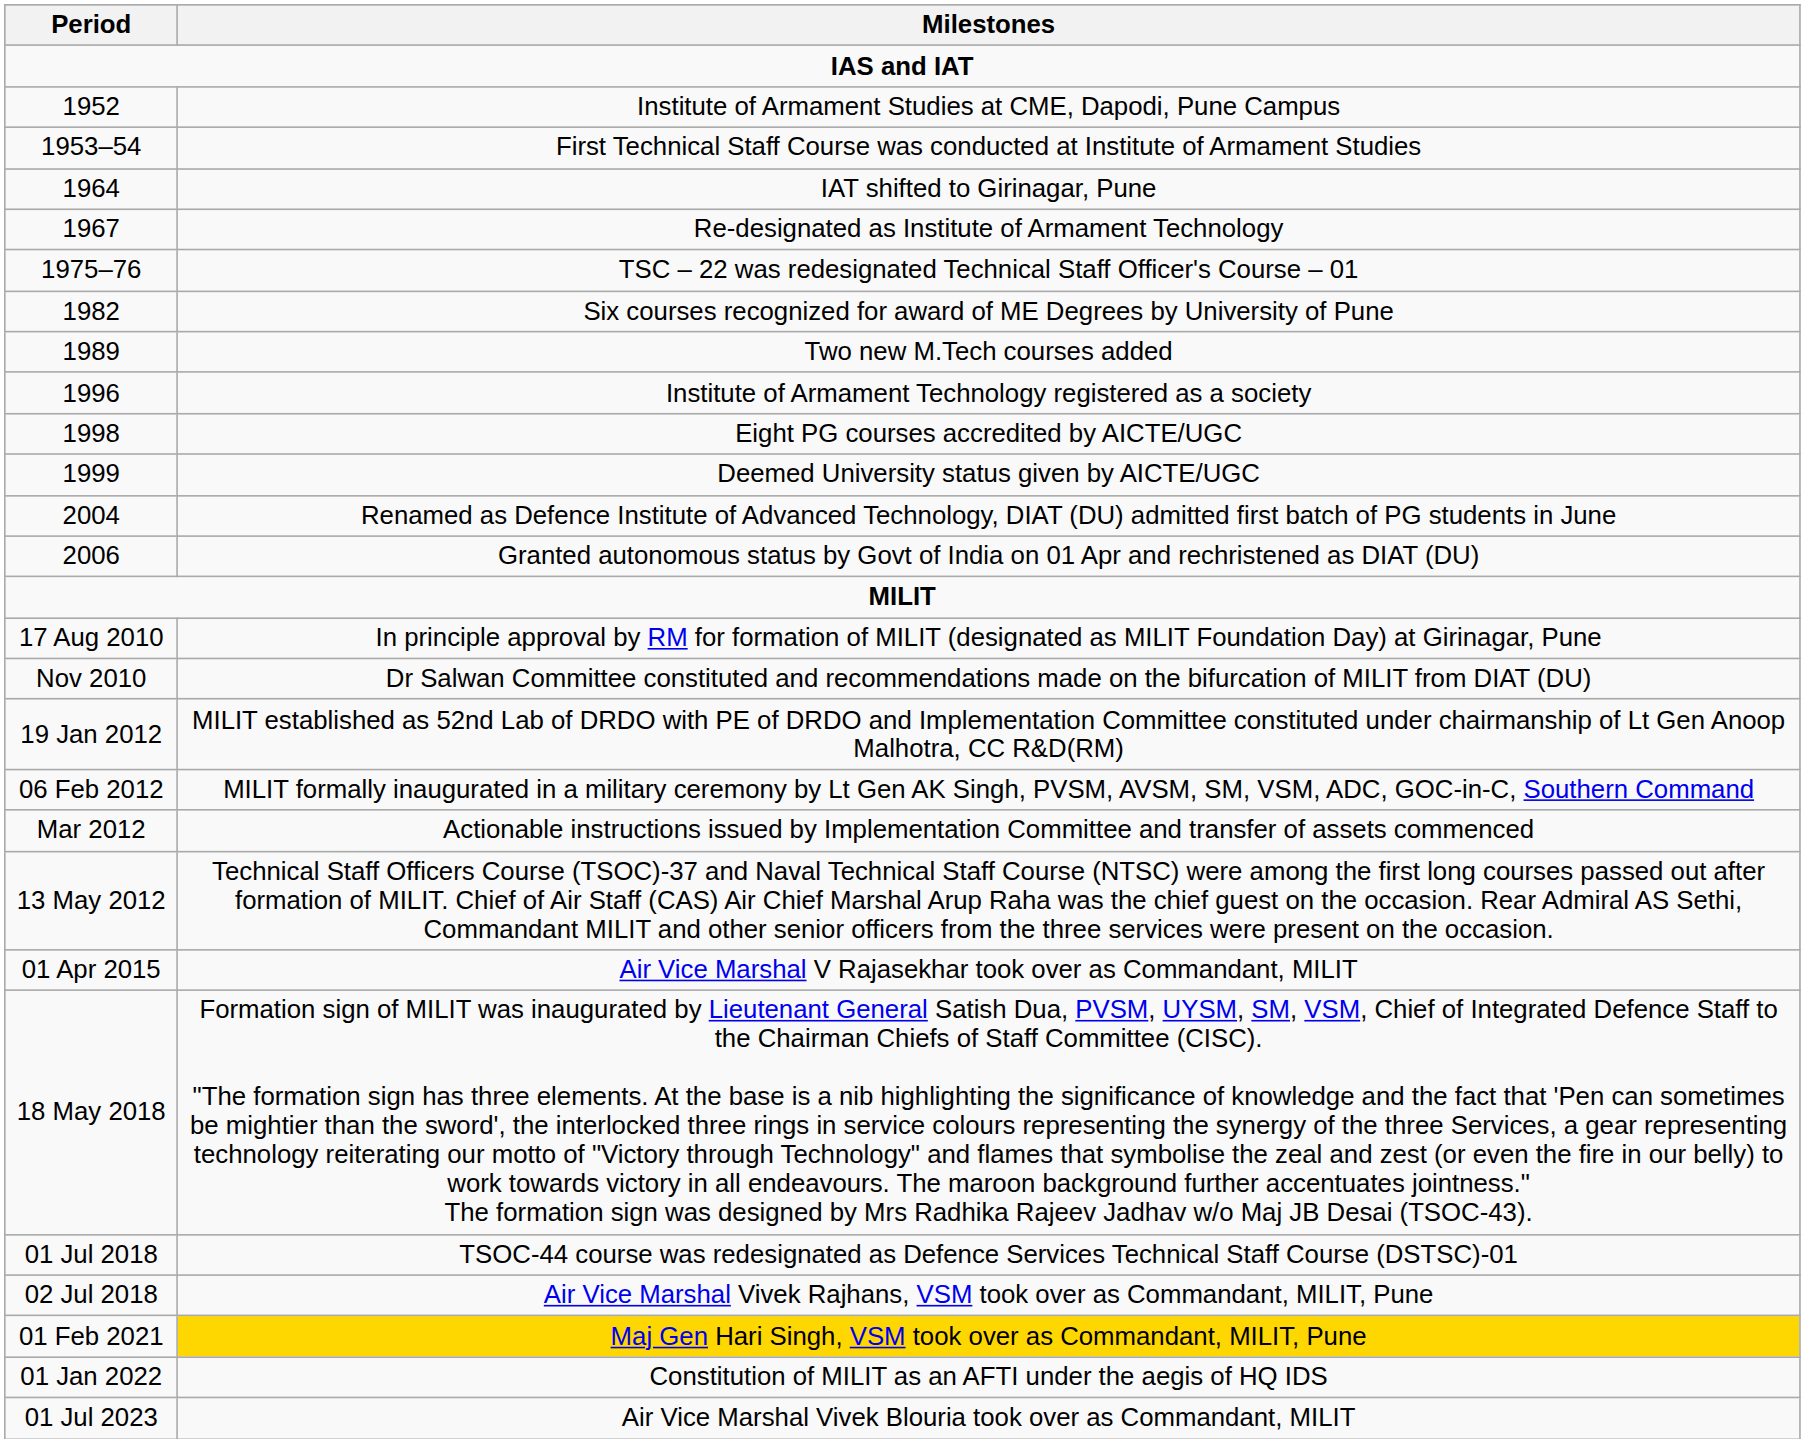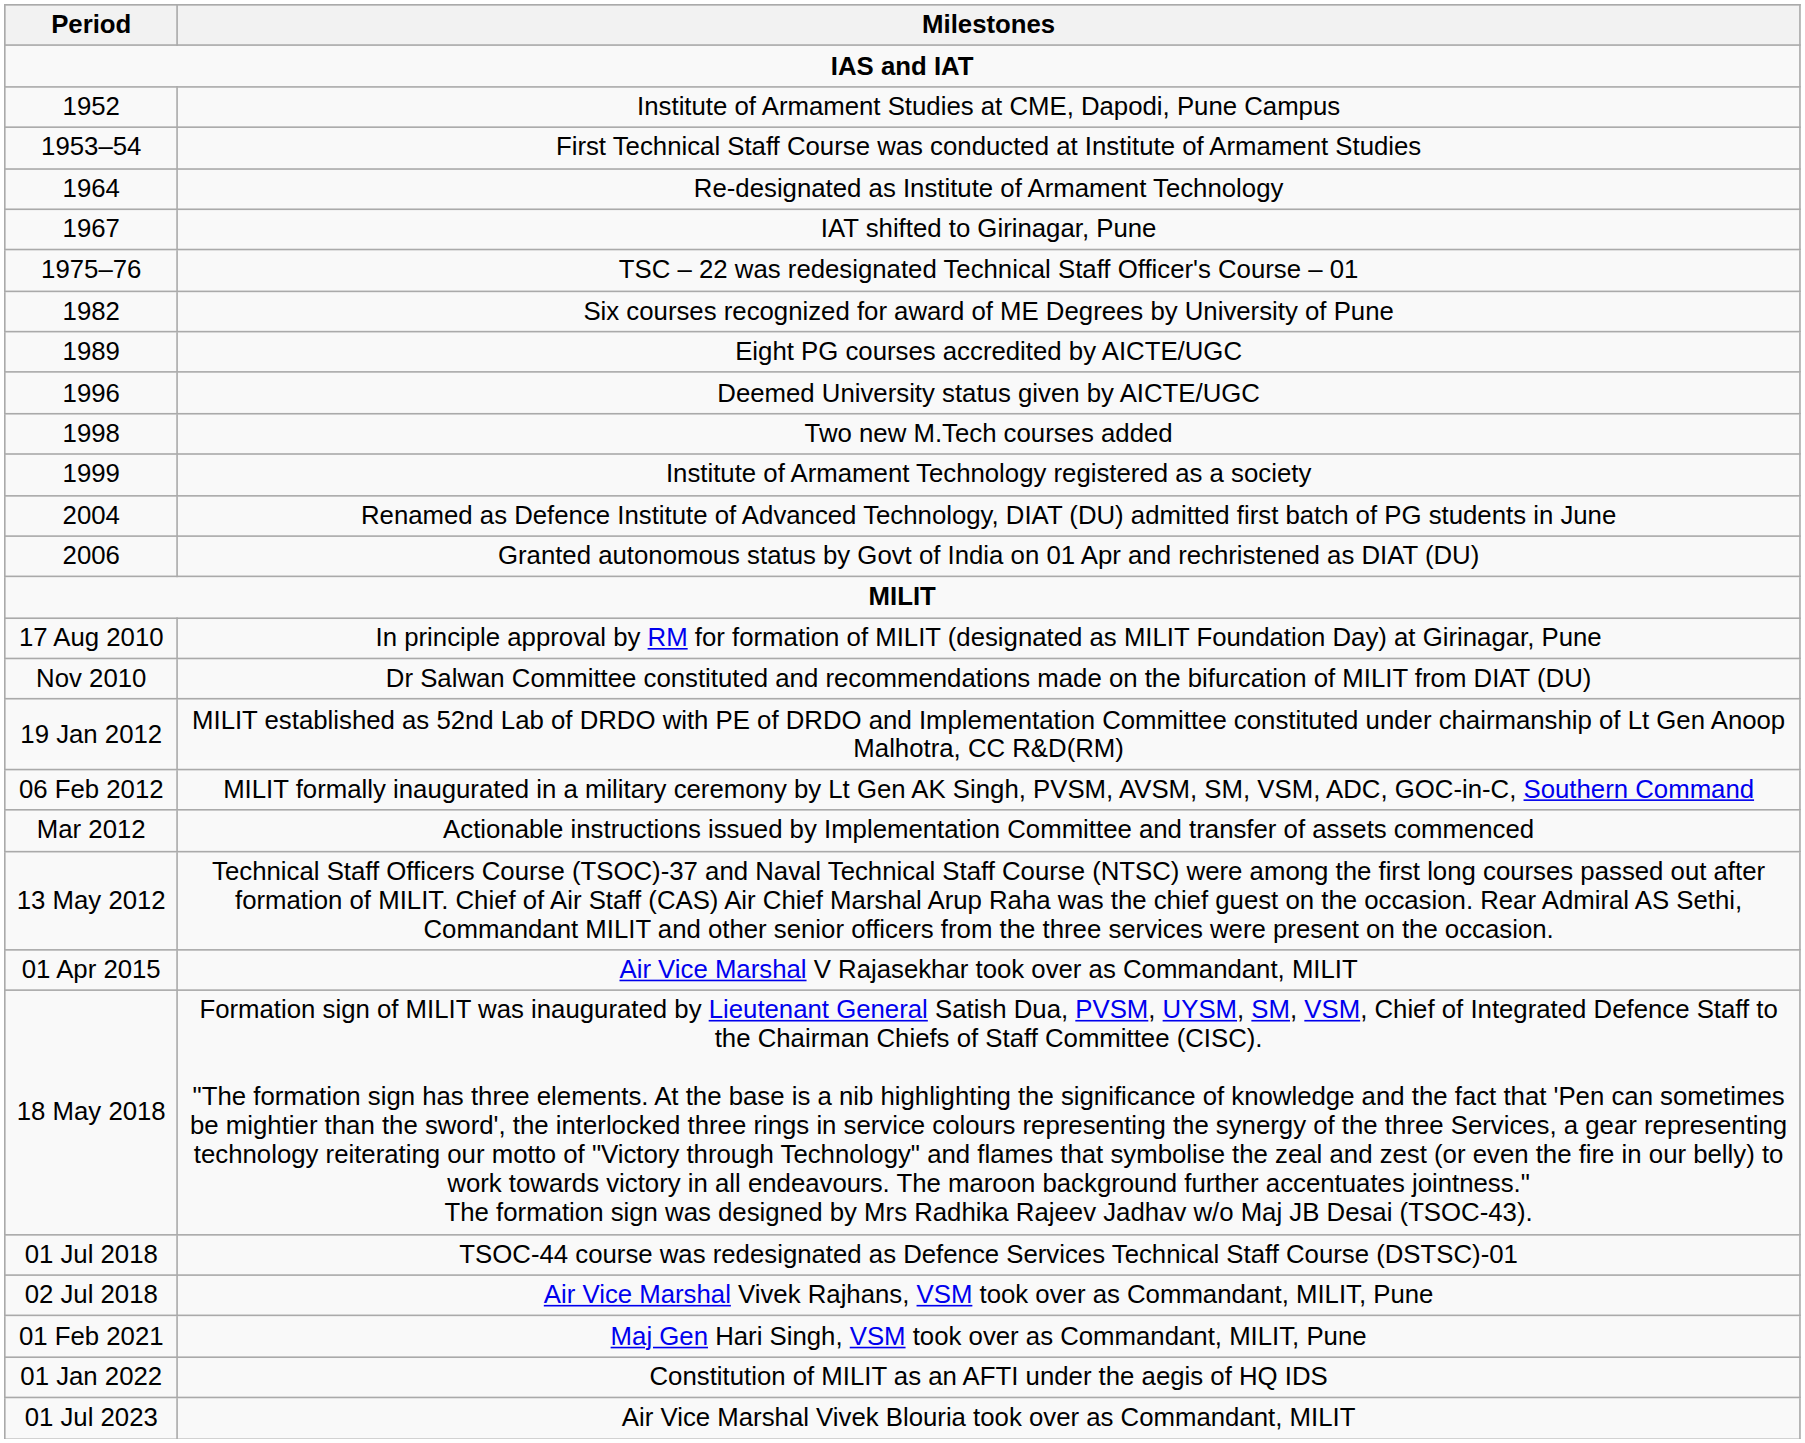(989, 188) IAT shifted to Girinagar, Pune -> (989, 188) Re-designated as Institute of Armament Technology
(989, 229) Re-designated as Institute of Armament Technology -> (989, 229) IAT shifted to Girinagar, Pune
(989, 351) Two new M.Tech courses added -> (989, 351) Eight PG courses accredited by AICTE/UGC
(989, 392) Institute of Armament Technology registered as a society -> (989, 392) Deemed University status given by AICTE/UGC
(989, 433) Eight PG courses accredited by AICTE/UGC -> (989, 433) Two new M.Tech courses added
(989, 474) Deemed University status given by AICTE/UGC -> (989, 474) Institute of Armament Technology registered as a society
(989, 1336) gold background -> (989, 1336) no background
